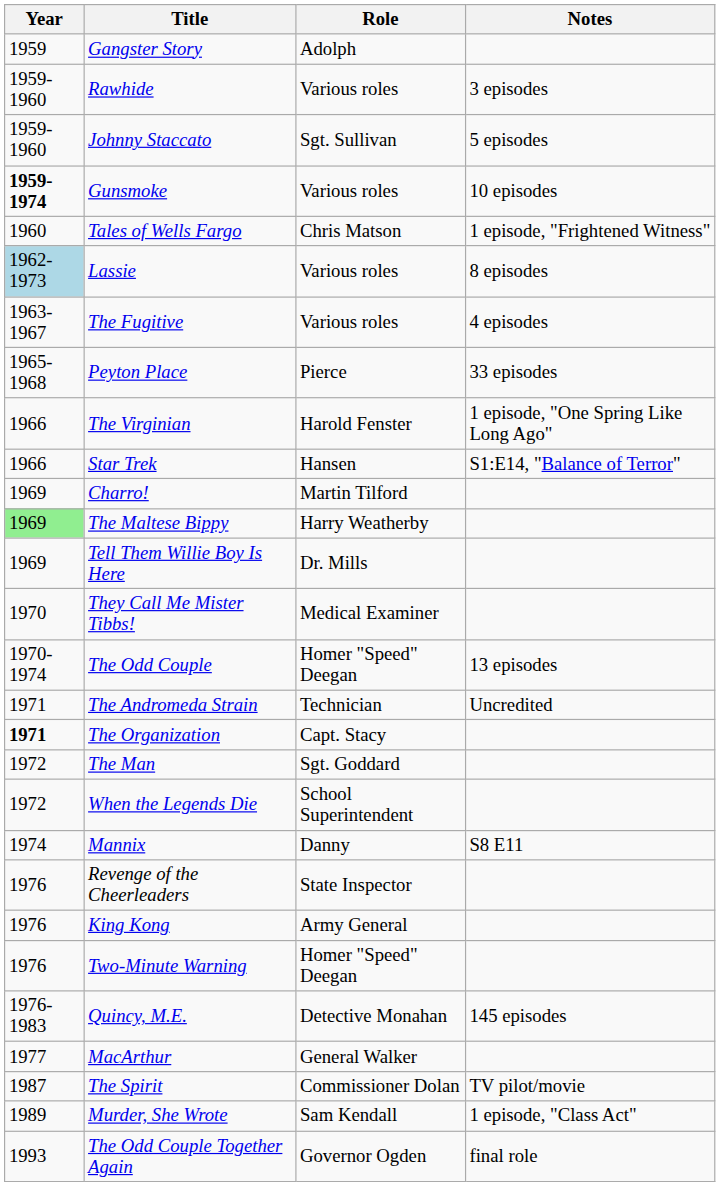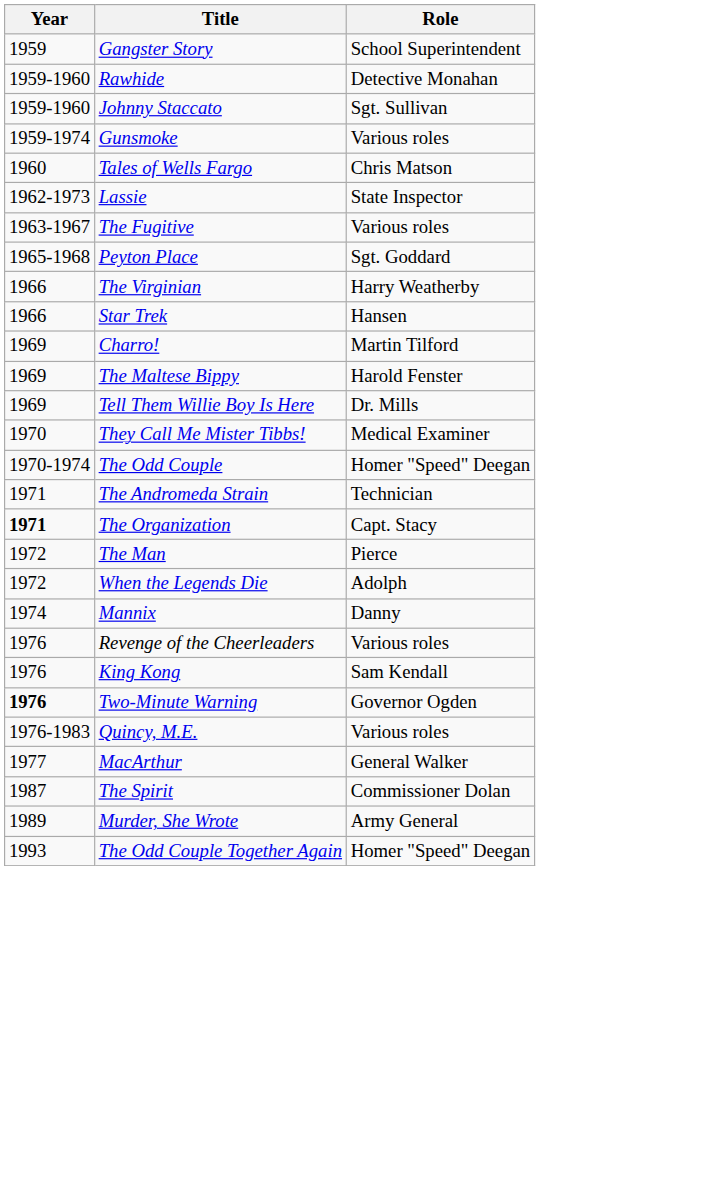- column: (590, 19)
(328, 49) Adolph -> (436, 49) School Superintendent
(349, 89) Various roles -> (424, 78) Detective Monahan
(31, 190) bold -> (49, 138) normal
(31, 271) lightblue background -> (49, 197) no background
(349, 271) Various roles -> (407, 197) State Inspector
(323, 372) Pierce -> (401, 256) Sgt. Goddard
(356, 423) Harold Fenster -> (415, 286) Harry Weatherby
(28, 523) lightgreen background -> (28, 375) no background
(364, 523) Harry Weatherby -> (407, 375) Harold Fenster
(350, 764) Sgt. Goddard -> (374, 553) Pierce
(357, 804) School Superintendent -> (379, 583) Adolph
(356, 884) State Inspector -> (400, 642) Various roles
(354, 925) Army General -> (399, 672) Sam Kendall
(28, 965) normal -> (28, 702) bold
(359, 965) Homer "Speed" Deegan -> (414, 702) Governor Ogden
(373, 1016) Detective Monahan -> (400, 731) Various roles
(349, 1115) Sam Kendall -> (404, 820) Army General
(363, 1155) Governor Ogden -> (440, 850) Homer "Speed" Deegan
